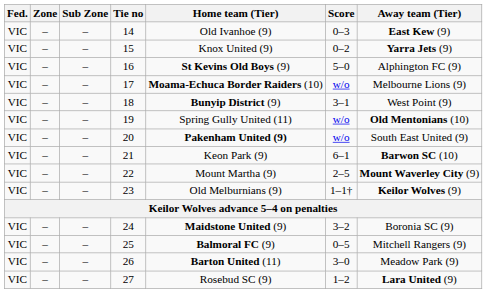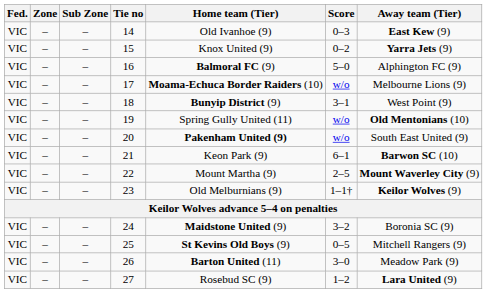(236, 66) St Kevins Old Boys (9) -> (236, 66) Balmoral FC (9)
(236, 244) Balmoral FC (9) -> (236, 244) St Kevins Old Boys (9)
